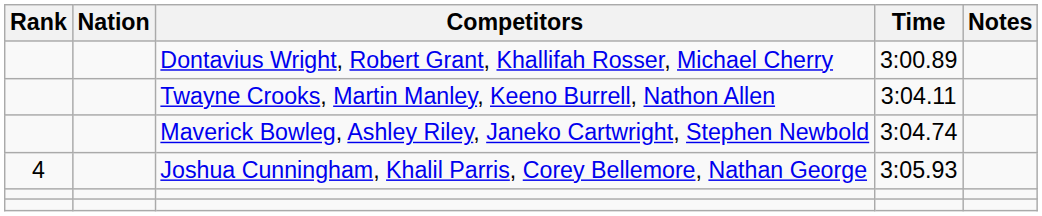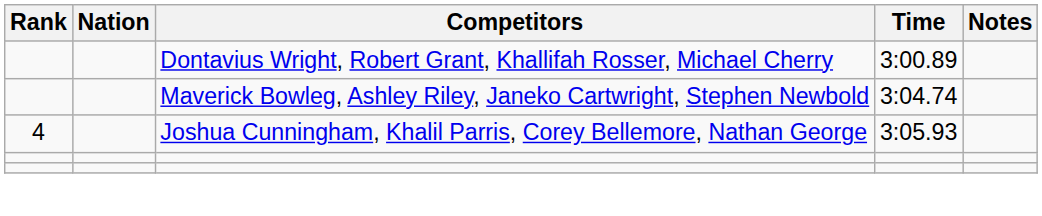- row: (468, 96)
